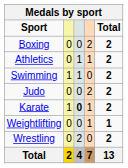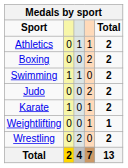rows swapped: (34, 59) <-> (34, 44)
(79, 107) bold -> (79, 107) normal
